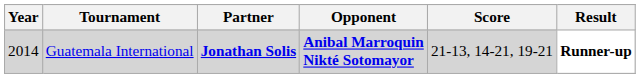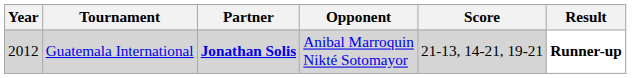(23, 51) 2014 -> (23, 51) 2012
(364, 51) bold -> (359, 51) normal
